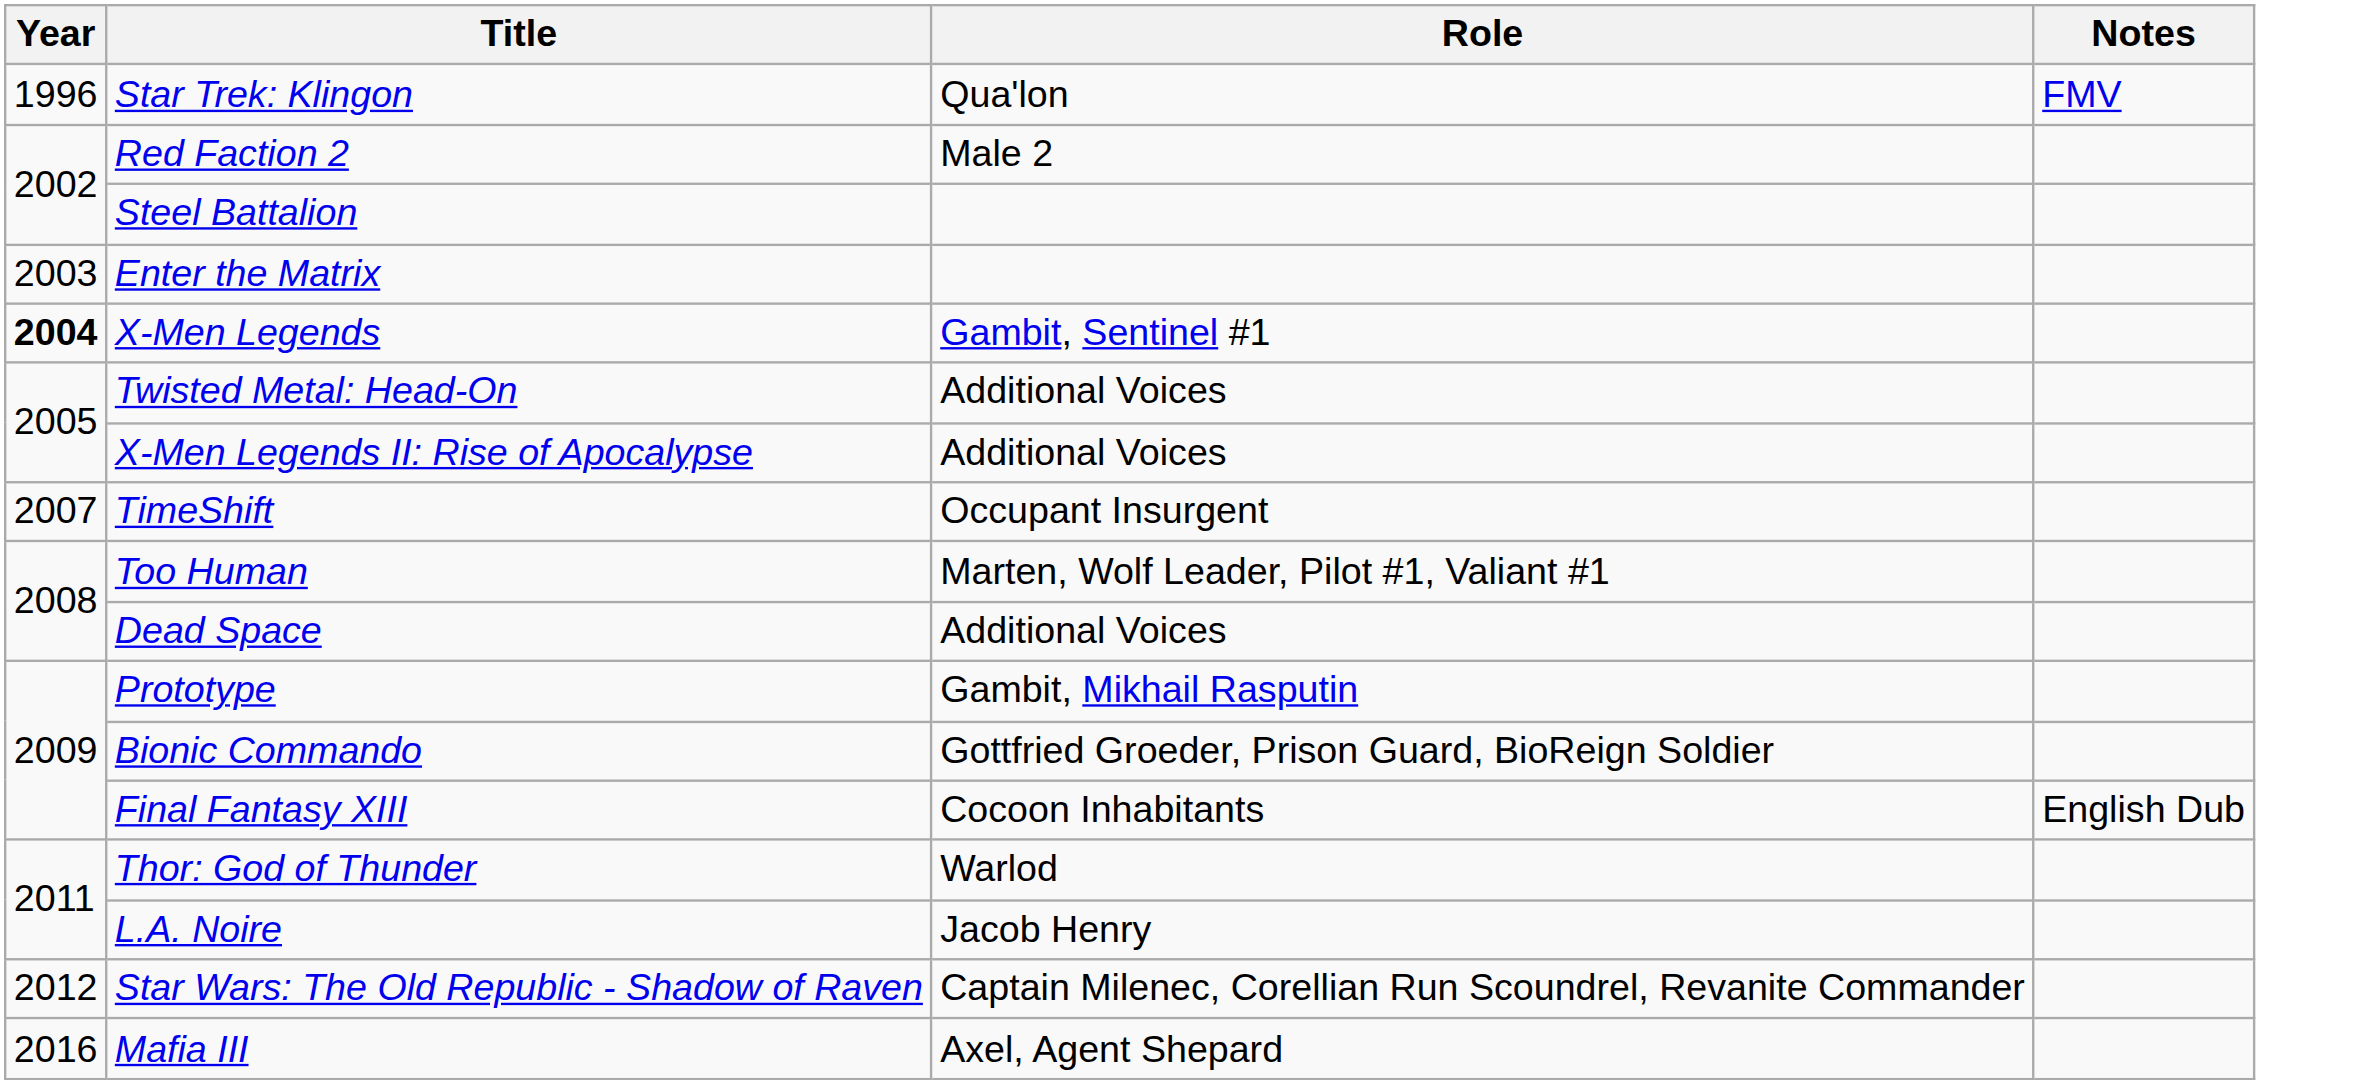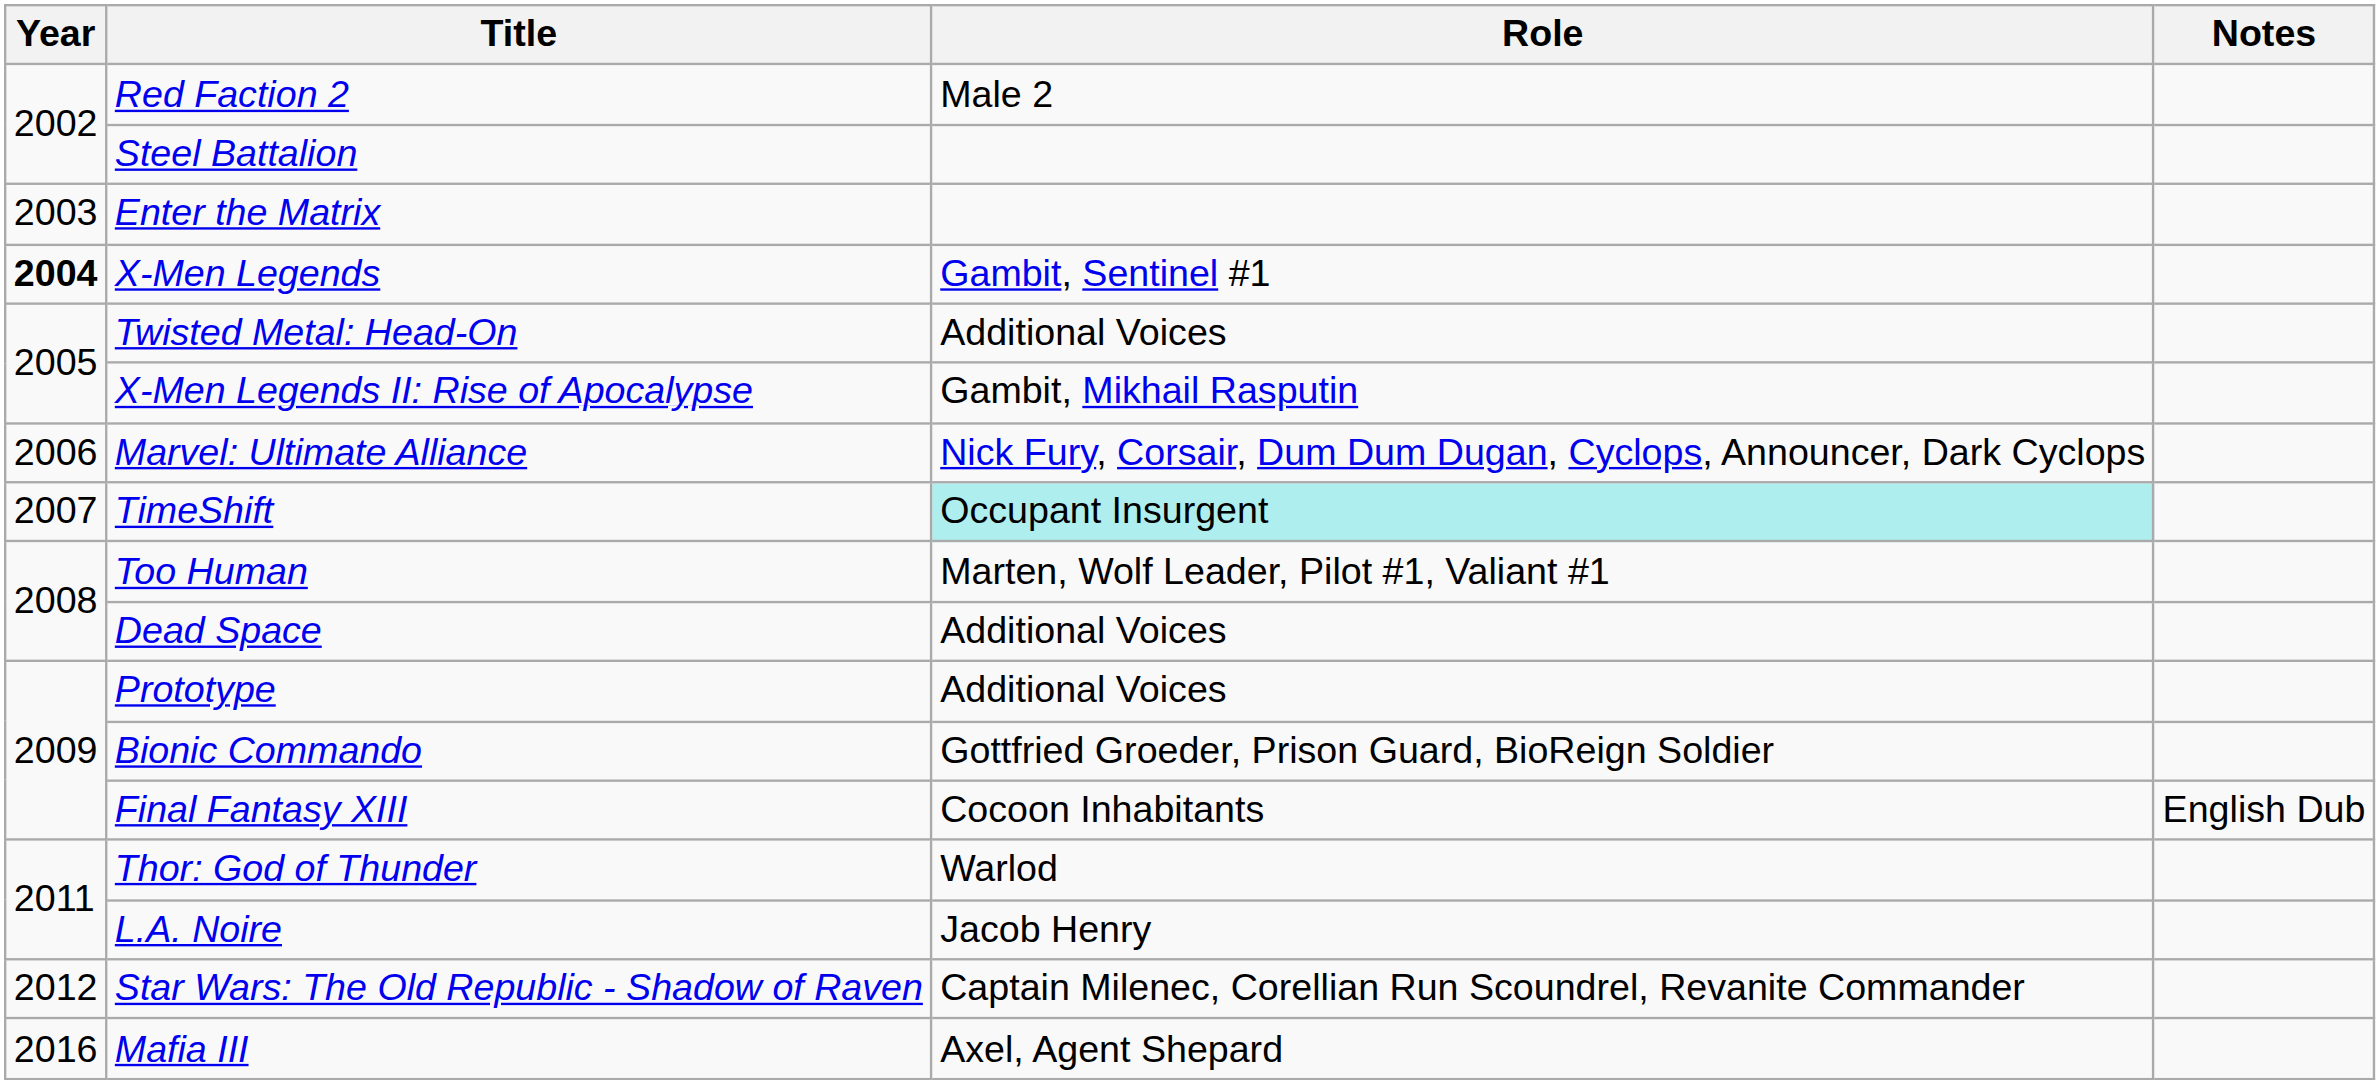- row: (264, 93)
(1083, 451) Additional Voices -> (1149, 392) Gambit, Mikhail Rasputin
+ row: (321, 451)
(1104, 511) no background -> (1104, 511) paleturquoise background
(1149, 690) Gambit, Mikhail Rasputin -> (1083, 690) Additional Voices
